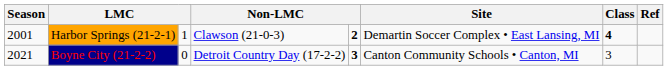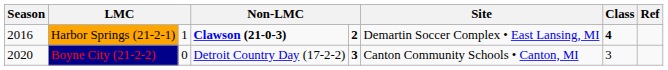(20, 34) 2001 -> (20, 34) 2016
(239, 34) normal -> (240, 34) bold
(20, 55) 2021 -> (20, 55) 2020
